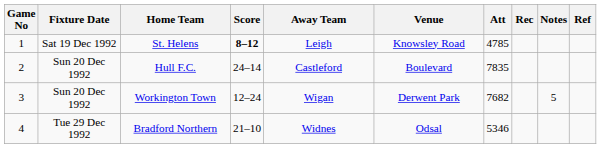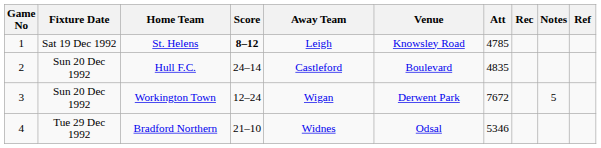(498, 67) 7835 -> (498, 67) 4835
(498, 98) 7682 -> (498, 98) 7672
